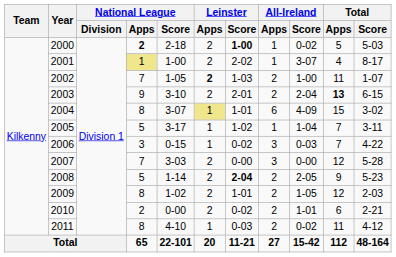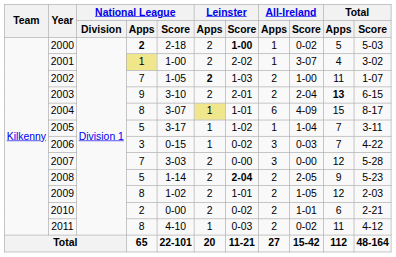(373, 62) 8-17 -> (373, 62) 3-02
(373, 111) 3-02 -> (373, 111) 8-17
